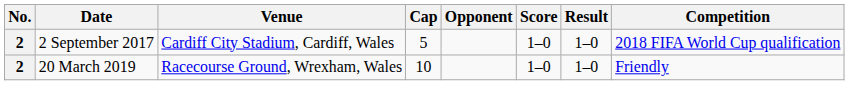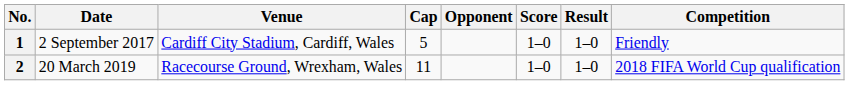(20, 42) 2 -> (20, 42) 1
(728, 42) 2018 FIFA World Cup qualification -> (642, 42) Friendly
(423, 67) 10 -> (423, 67) 11
(642, 67) Friendly -> (728, 67) 2018 FIFA World Cup qualification
